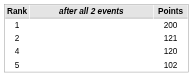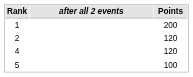(171, 38) 121 -> (171, 38) 120
(171, 65) 102 -> (171, 65) 100
